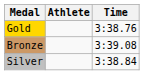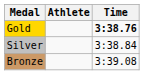(116, 29) normal -> (116, 29) bold
rows swapped: (25, 61) <-> (25, 45)
